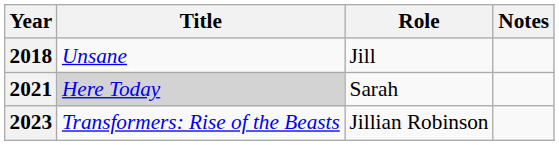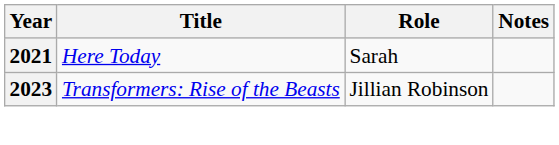- row: (31, 55)
(111, 88) lightgrey background -> (111, 55) no background
